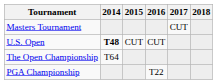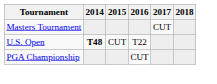(156, 42) CUT -> (140, 42) T22
- row: (52, 57)
(156, 72) T22 -> (140, 57) CUT
